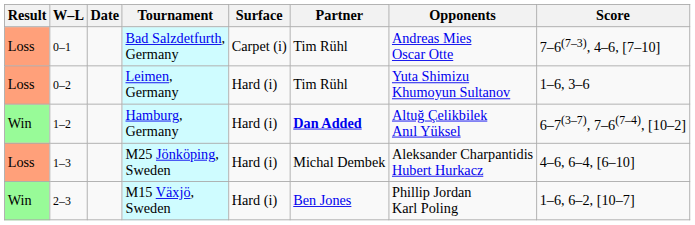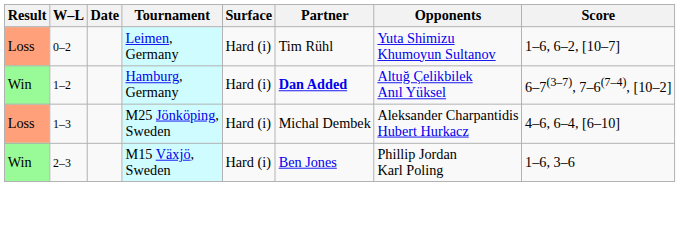- row: (175, 46)
(565, 84) 1–6, 3–6 -> (573, 46) 1–6, 6–2, [10–7]
(587, 200) 1–6, 6–2, [10–7] -> (550, 162) 1–6, 3–6
